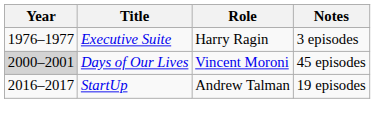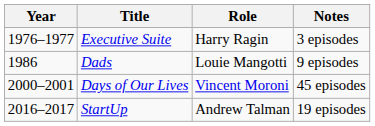+ row: (96, 62)
(41, 62) lightgrey background -> (41, 86) no background
